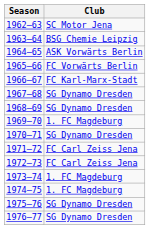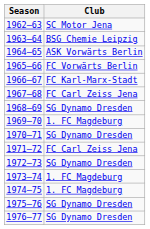(89, 94) SG Dynamo Dresden -> (92, 94) FC Carl Zeiss Jena
(92, 163) FC Carl Zeiss Jena -> (89, 163) SG Dynamo Dresden
